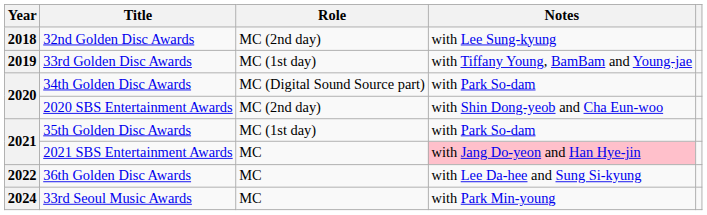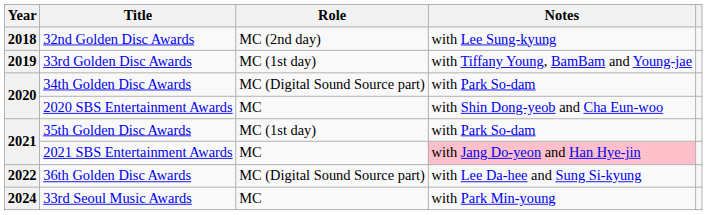(280, 107) MC (2nd day) -> (251, 107) MC
(251, 175) MC -> (332, 175) MC (Digital Sound Source part)
